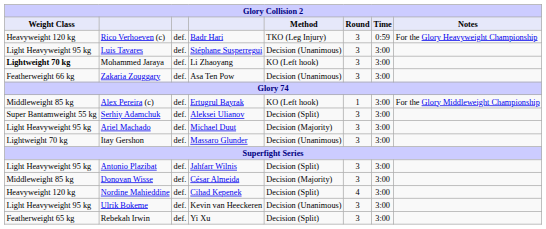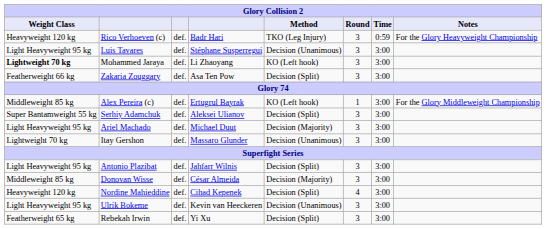(304, 76) Decision (Unanimous) -> (293, 76) Decision (Split)
